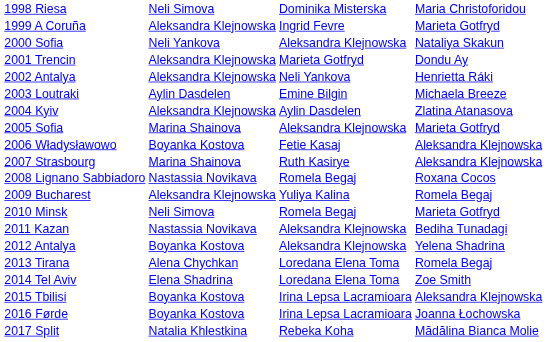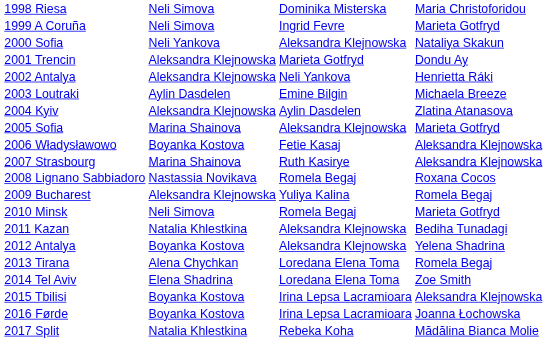(212, 26) Aleksandra Klejnowska -> (181, 26) Neli Simova
(203, 229) Nastassia Novikava -> (198, 229) Natalia Khlestkina
